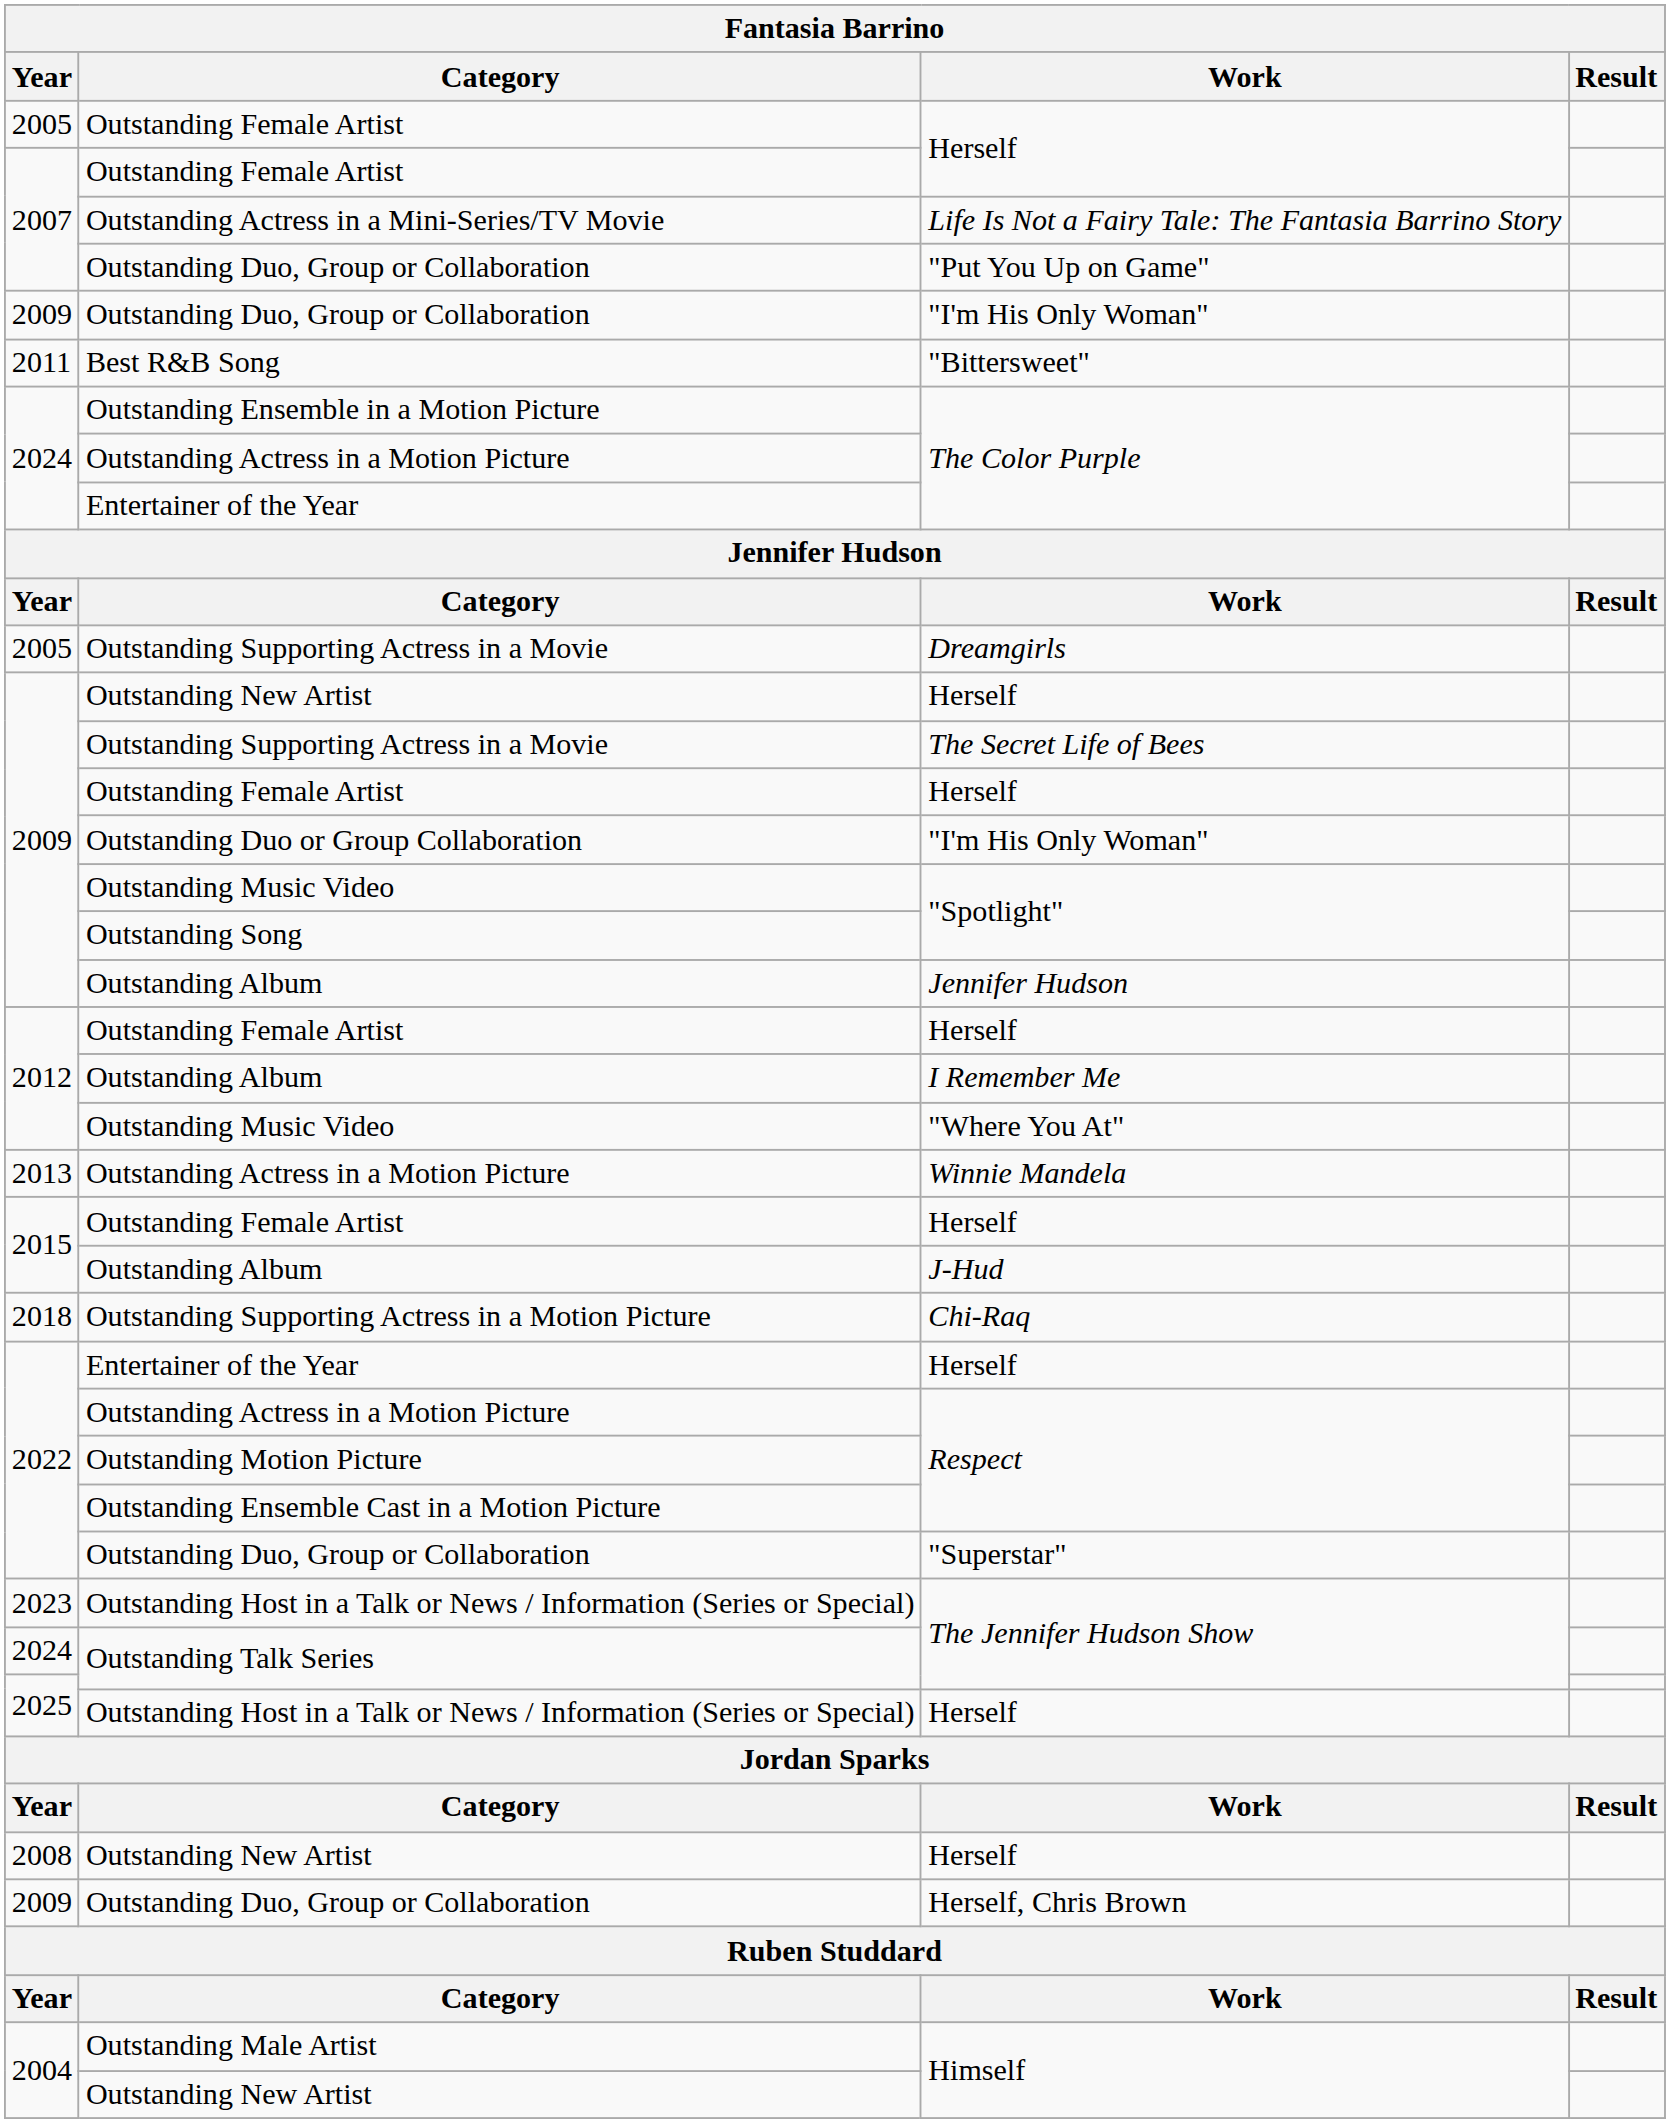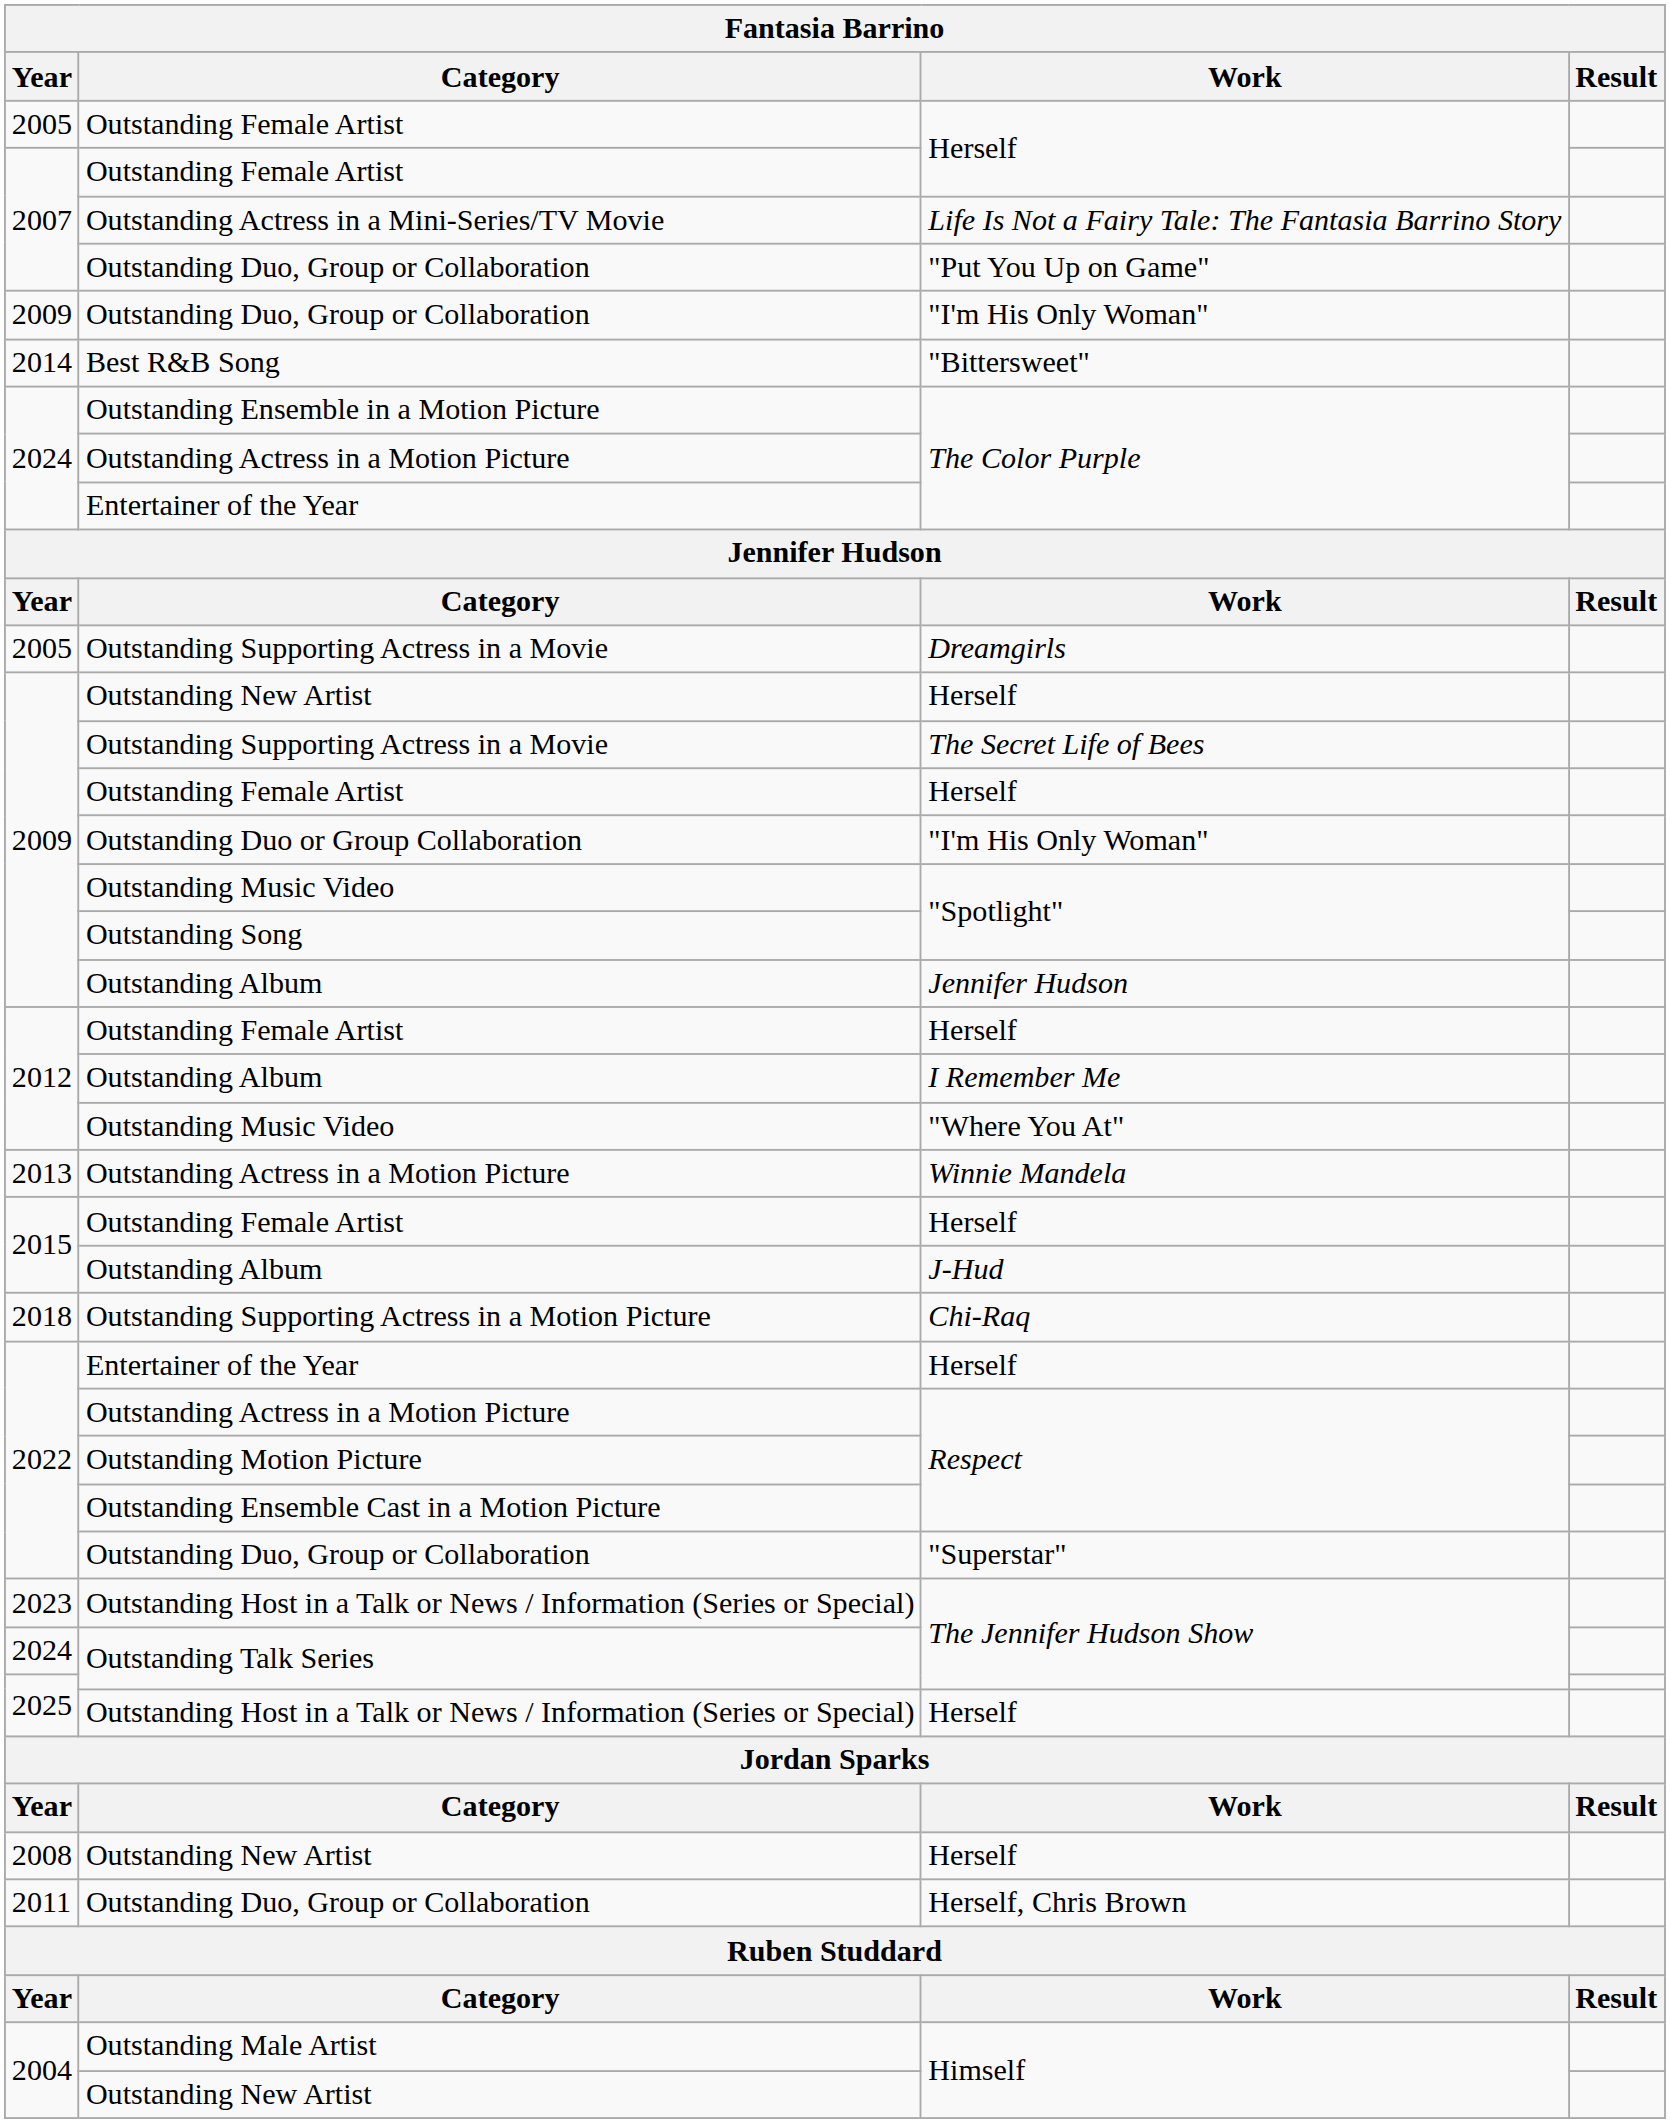(41, 362) 2011 -> (42, 362) 2014
(42, 1902) 2009 -> (41, 1902) 2011
